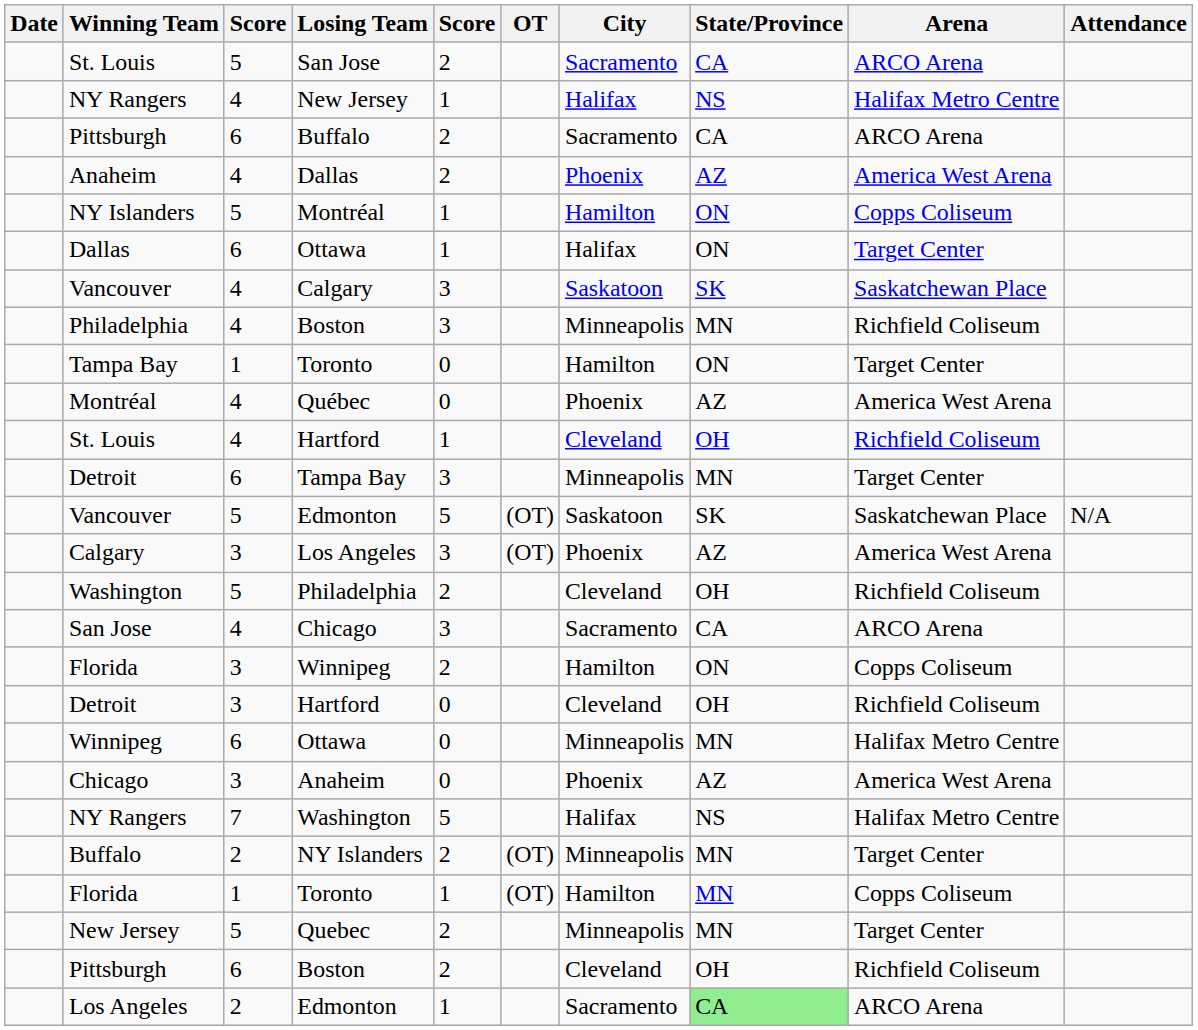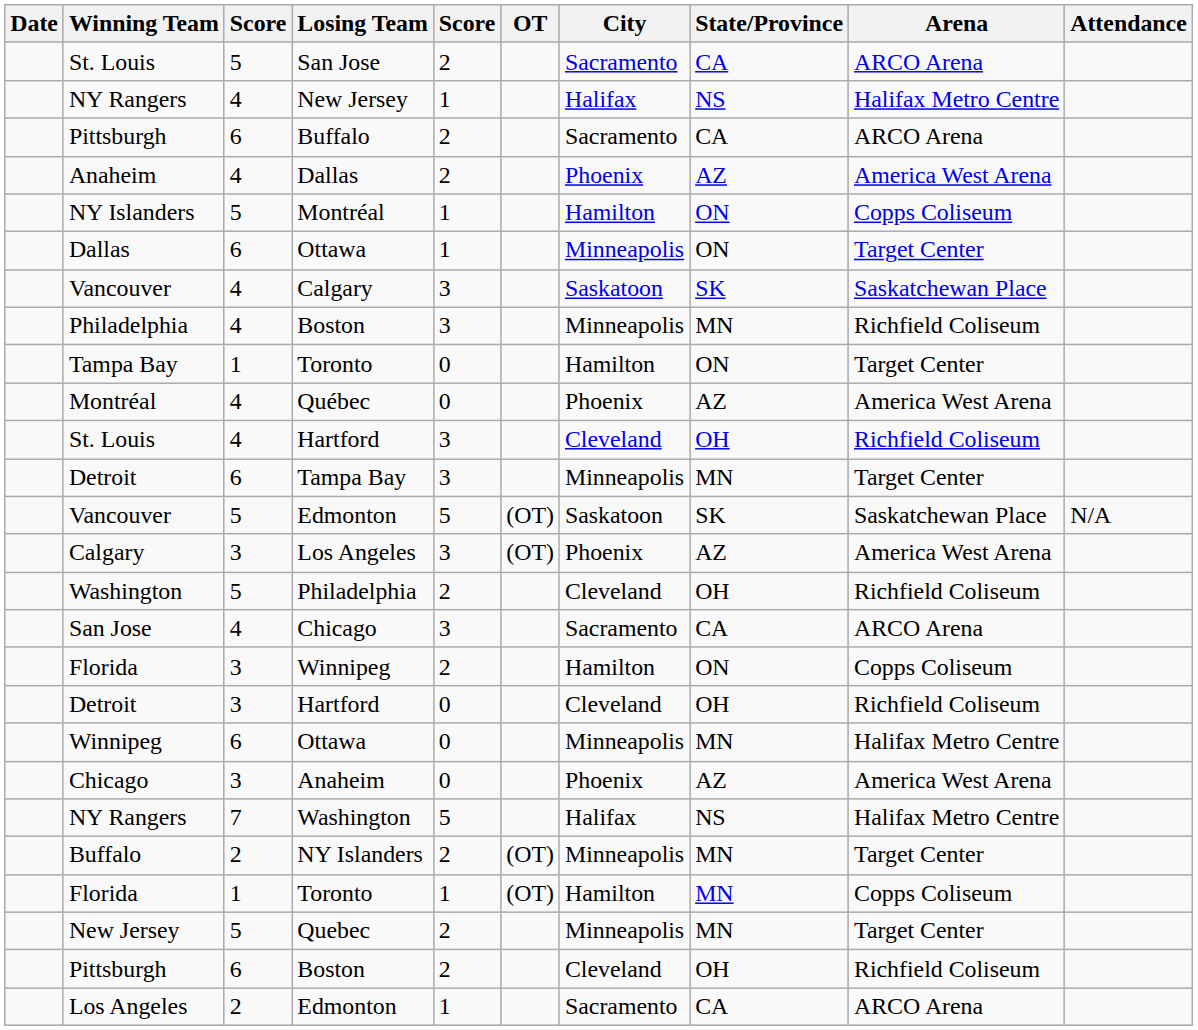(601, 250) Halifax -> (625, 250) Minneapolis
(445, 439) 1 -> (445, 439) 3
(712, 1006) lightgreen background -> (712, 1006) no background
